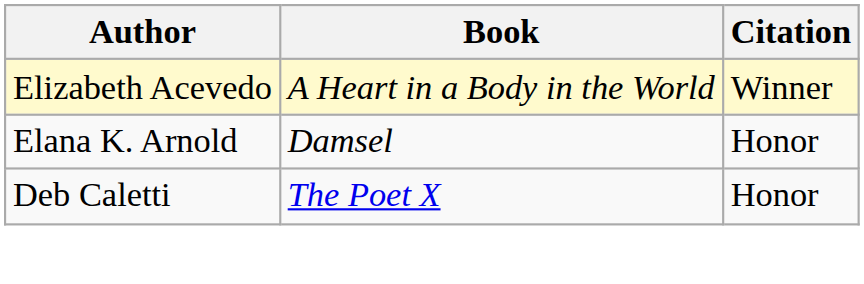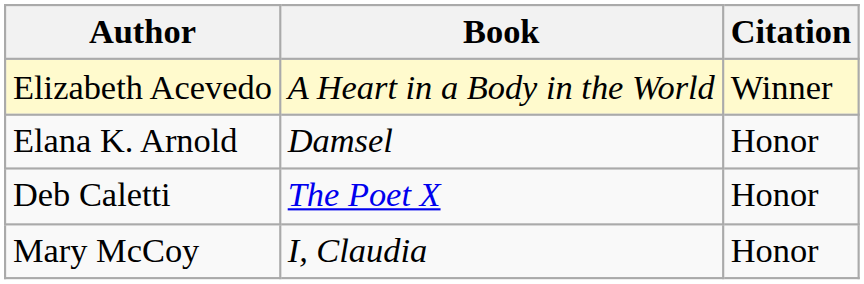+ row: (106, 250)
